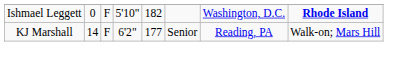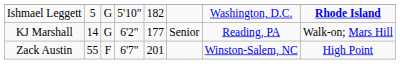(93, 13) 0 -> (93, 13) 5
(107, 13) F -> (108, 13) G
(107, 31) F -> (108, 31) G
+ row: (44, 50)
